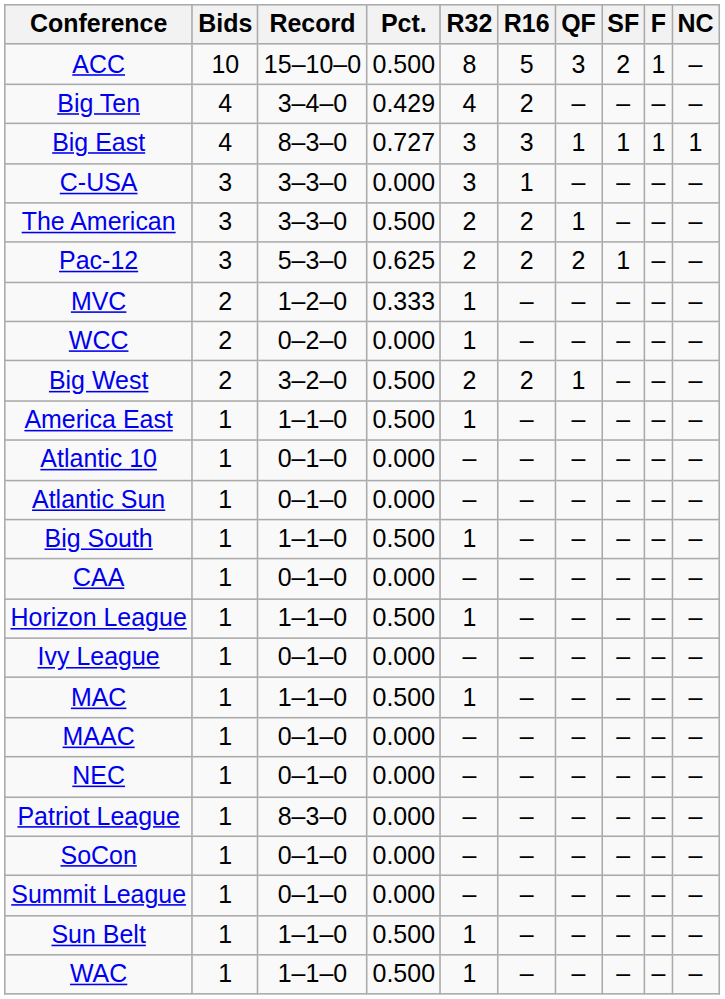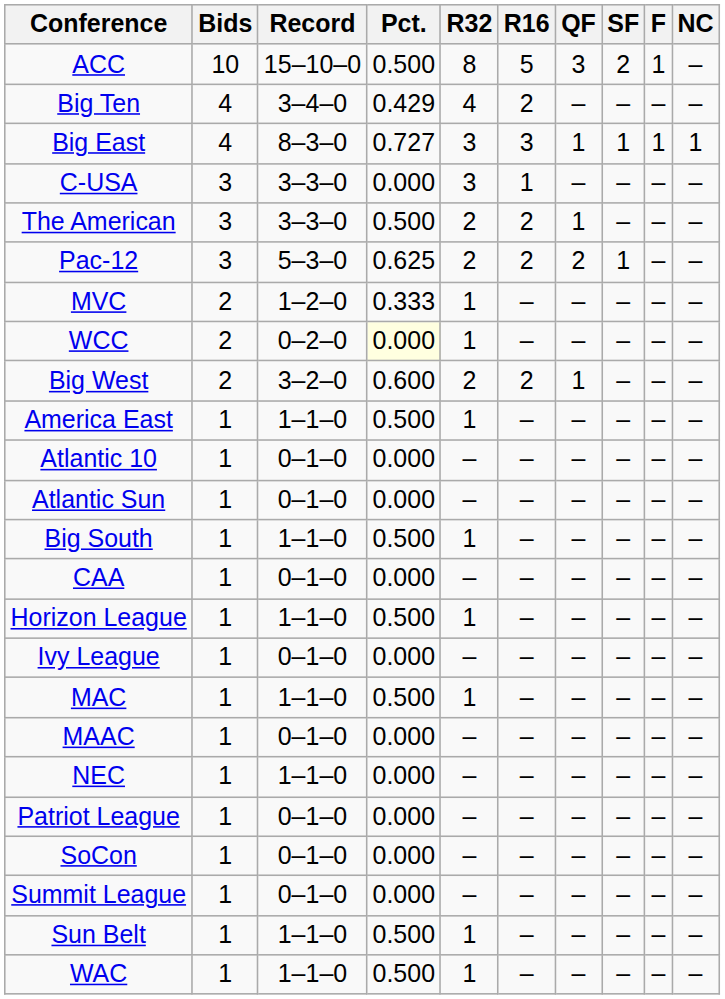(404, 340) no background -> (404, 340) lightyellow background
(404, 380) 0.500 -> (404, 380) 0.600
(312, 776) 0–1–0 -> (312, 776) 1–1–0
(312, 815) 8–3–0 -> (312, 815) 0–1–0
